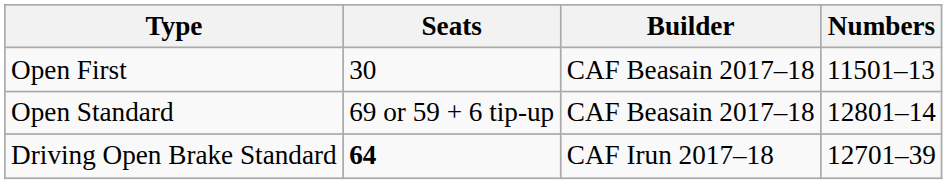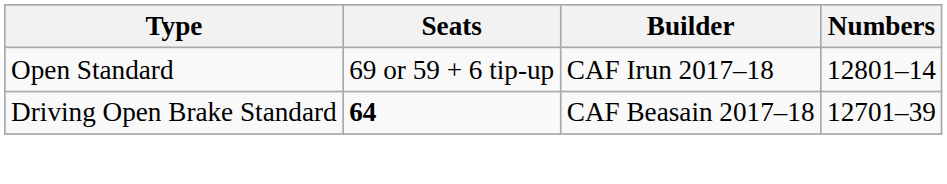- row: (69, 69)
(691, 112) CAF Beasain 2017–18 -> (670, 69) CAF Irun 2017–18
(670, 155) CAF Irun 2017–18 -> (691, 112) CAF Beasain 2017–18
